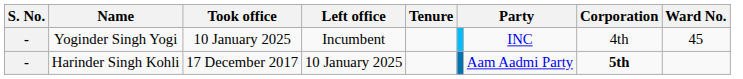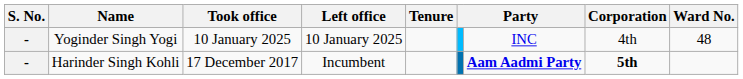(354, 39) Incumbent -> (354, 39) 10 January 2025
(696, 39) 45 -> (704, 39) 48
(354, 62) 10 January 2025 -> (354, 62) Incumbent
(520, 62) normal -> (524, 62) bold
